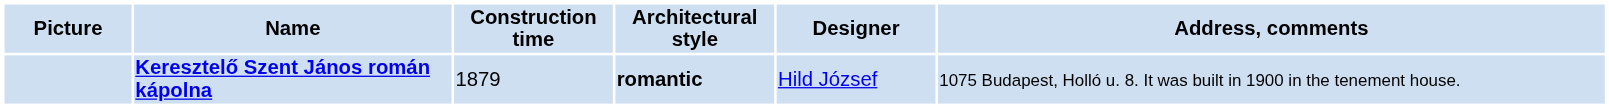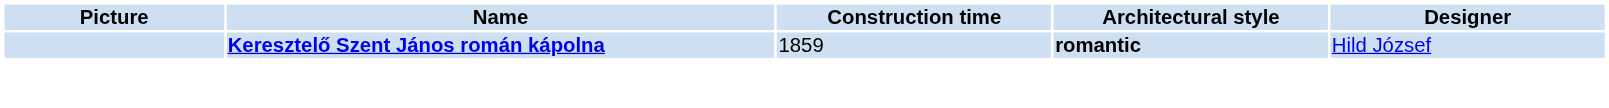- column: (1271, 28)
(478, 79) 1879 -> (801, 45) 1859
